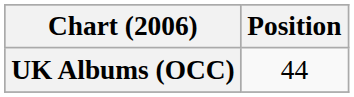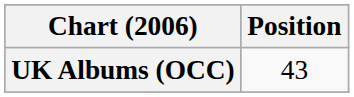(294, 69) 44 -> (294, 69) 43
